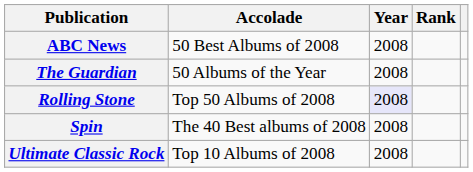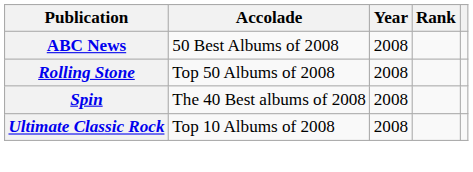- row: (86, 72)
(391, 99) lavender background -> (391, 72) no background
